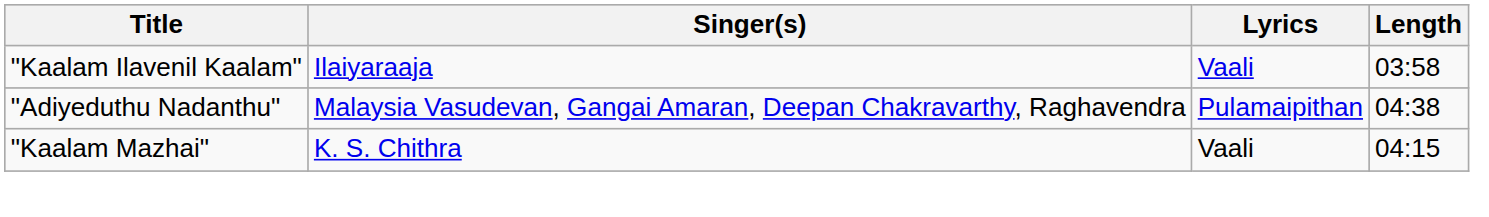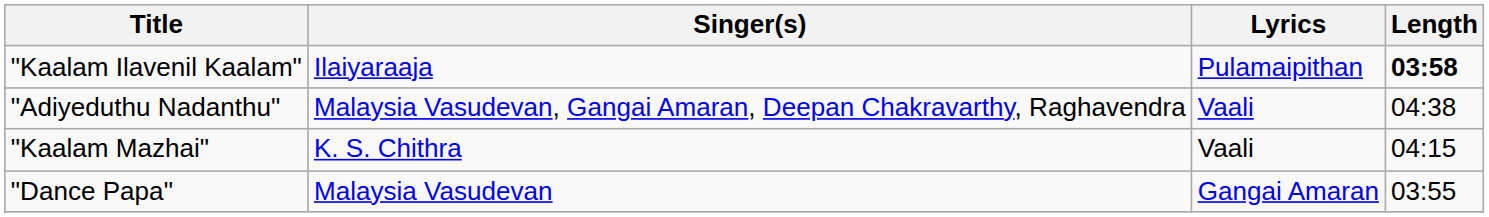(1226, 66) Vaali -> (1280, 66) Pulamaipithan
(1408, 66) normal -> (1424, 66) bold
(1280, 107) Pulamaipithan -> (1226, 107) Vaali
+ row: (92, 190)
